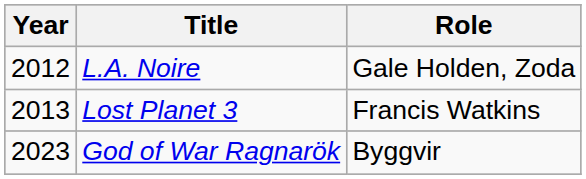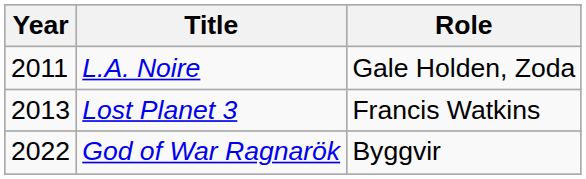(40, 67) 2012 -> (40, 67) 2011
(40, 151) 2023 -> (40, 151) 2022
